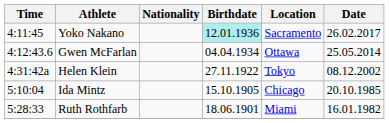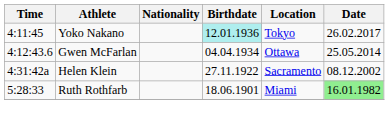(293, 33) Sacramento -> (280, 33) Tokyo
(280, 71) Tokyo -> (293, 71) Sacramento
- row: (82, 90)
(354, 109) no background -> (354, 90) lightgreen background
